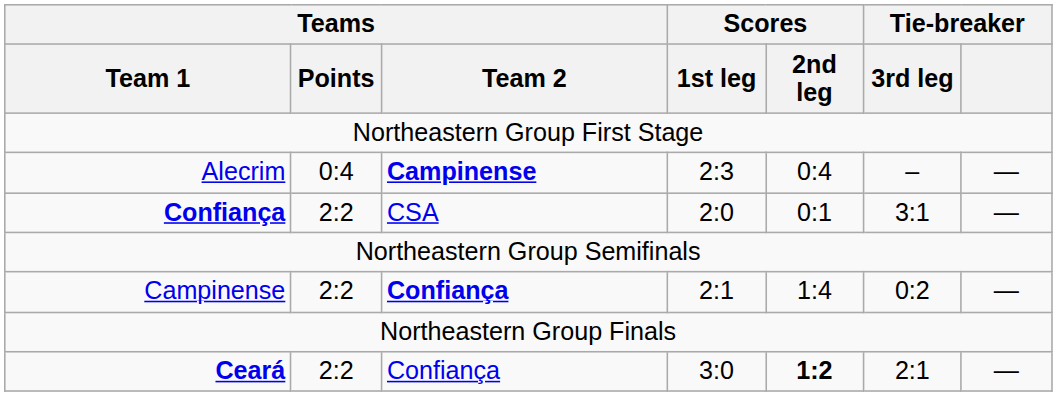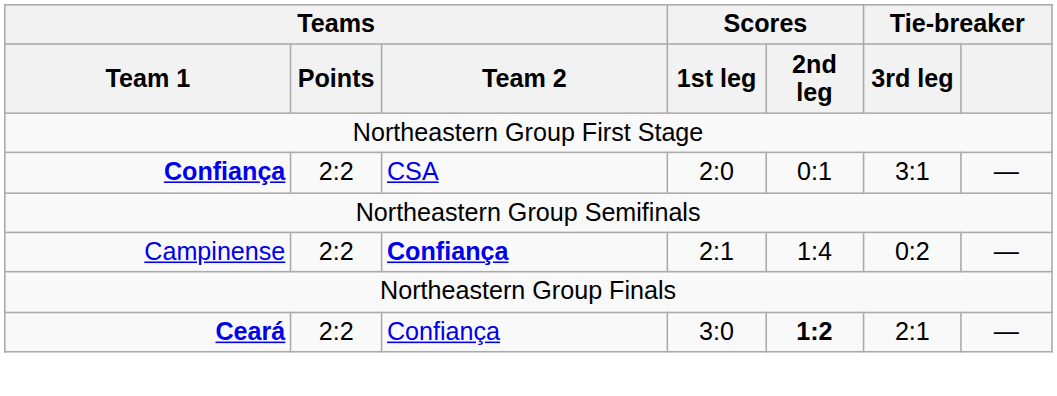- row: (243, 172)
